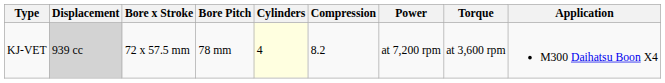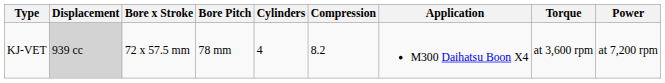columns swapped: (411, 13) <-> (584, 13)
(260, 50) lightyellow background -> (260, 50) no background
